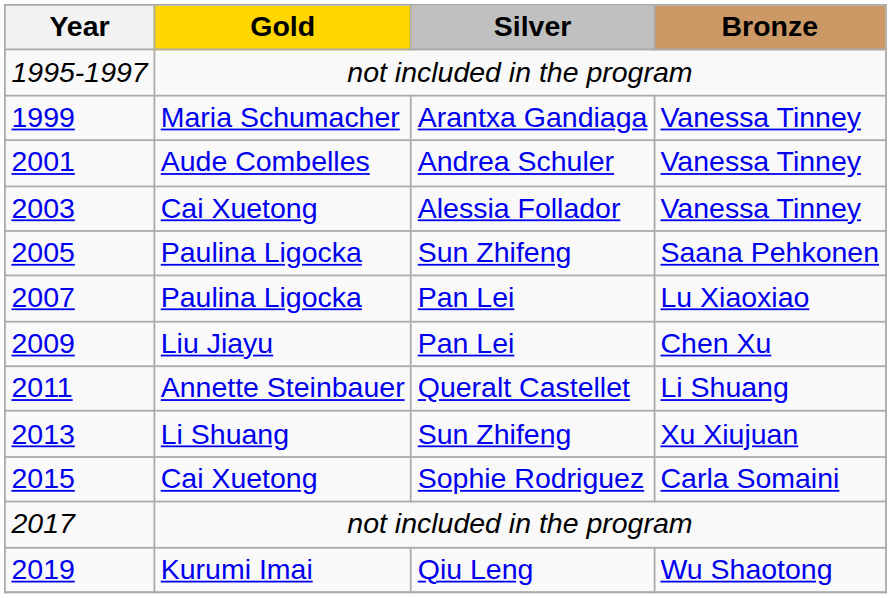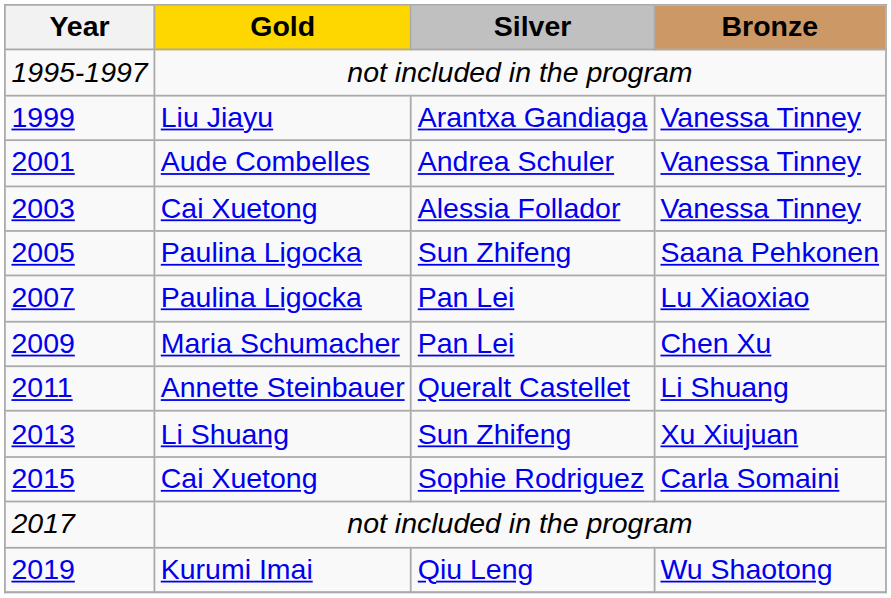(280, 117) Maria Schumacher -> (217, 117) Liu Jiayu
(217, 343) Liu Jiayu -> (280, 343) Maria Schumacher
